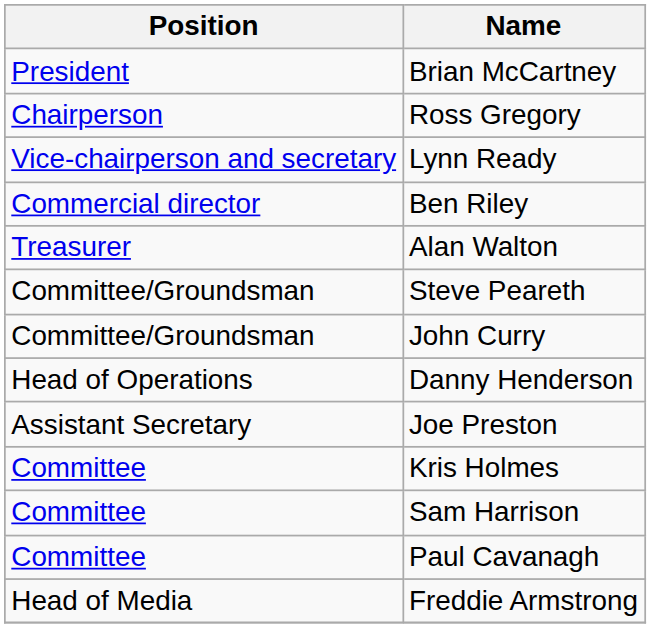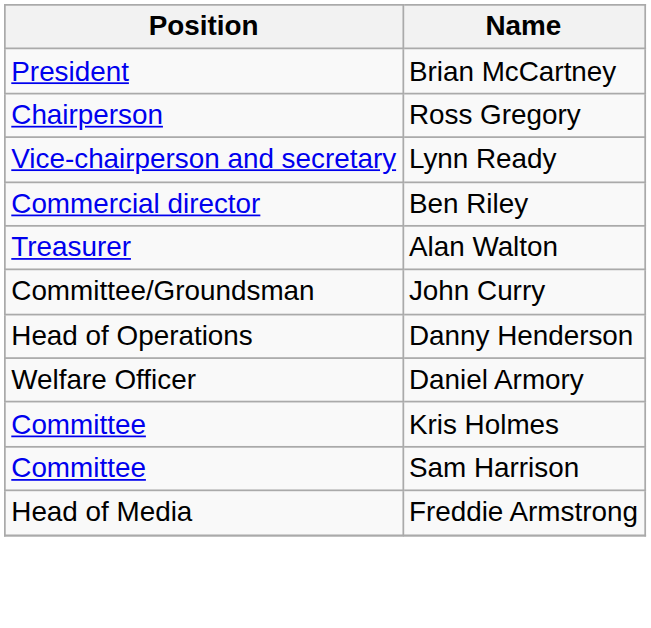- row: (497, 291)
+ row: (496, 379)
- row: (483, 423)
- row: (504, 556)
